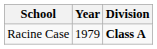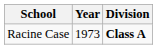(88, 34) 1979 -> (88, 34) 1973
